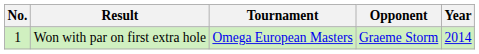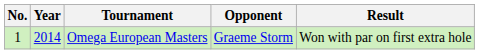columns swapped: (458, 15) <-> (120, 15)
